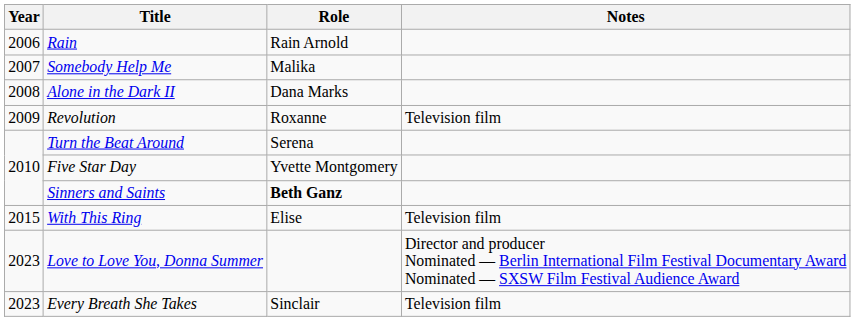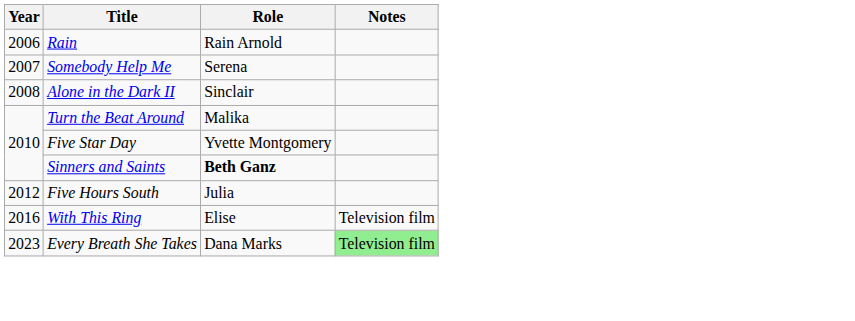(293, 67) Malika -> (226, 67) Serena
(309, 92) Dana Marks -> (229, 92) Sinclair
- row: (81, 117)
(292, 142) Serena -> (227, 117) Malika
+ row: (103, 192)
(24, 218) 2015 -> (24, 218) 2016
- row: (155, 260)
(295, 303) Sinclair -> (243, 243) Dana Marks
(453, 303) no background -> (387, 243) lightgreen background
